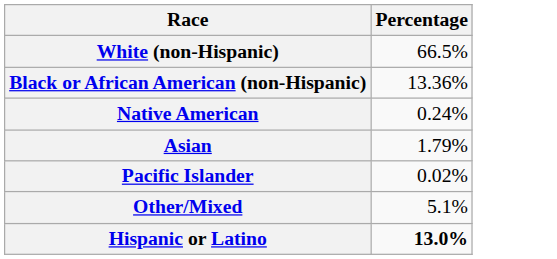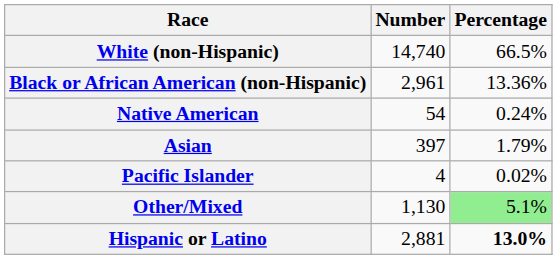+ column: (410, 20)
(447, 207) no background -> (526, 207) lightgreen background
